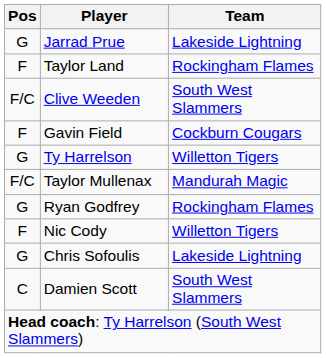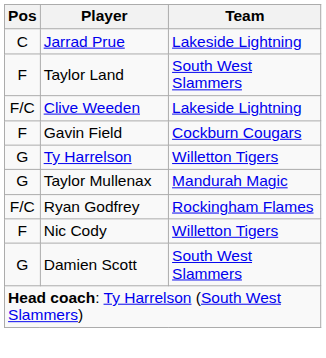(22, 41) G -> (22, 41) C
(243, 66) Rockingham Flames -> (212, 74) South West Slammers
(212, 99) South West Slammers -> (237, 108) Lakeside Lightning
(22, 181) F/C -> (22, 181) G
(22, 206) G -> (22, 206) F/C
- row: (92, 255)
(22, 289) C -> (22, 264) G
